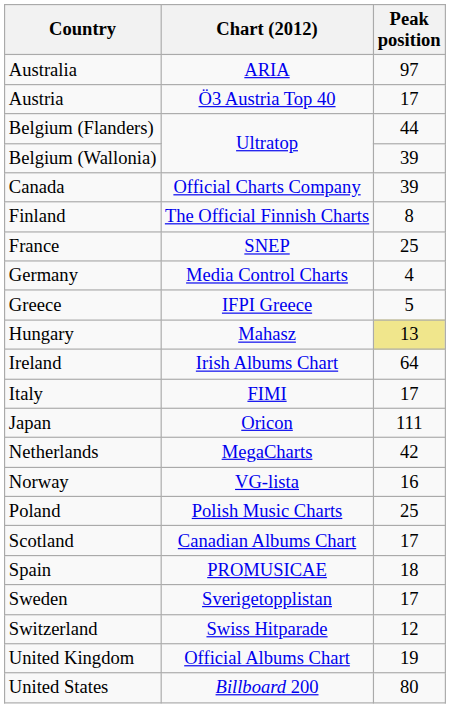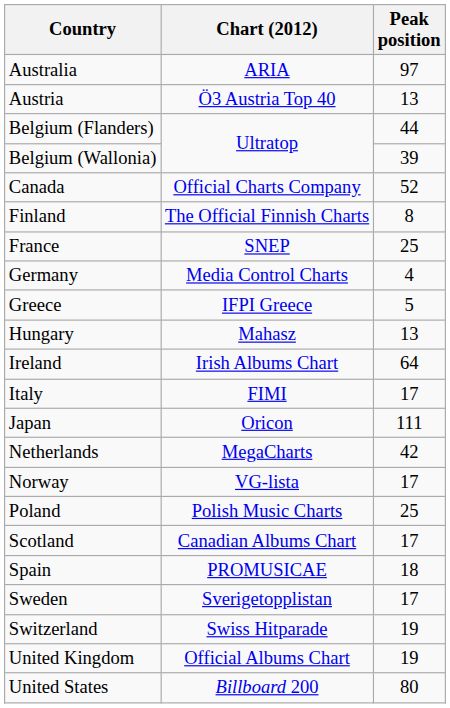(409, 98) 17 -> (409, 98) 13
(409, 187) 39 -> (409, 187) 52
(409, 334) khaki background -> (409, 334) no background
(409, 481) 16 -> (409, 481) 17
(409, 628) 12 -> (409, 628) 19
